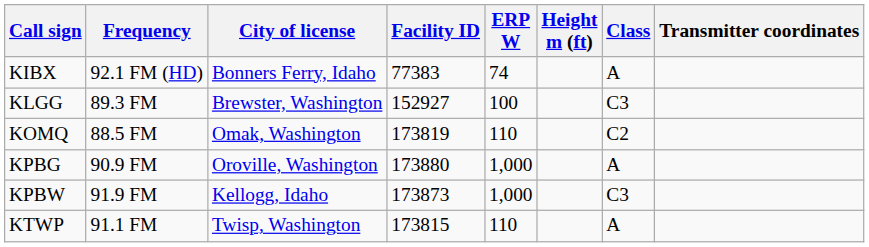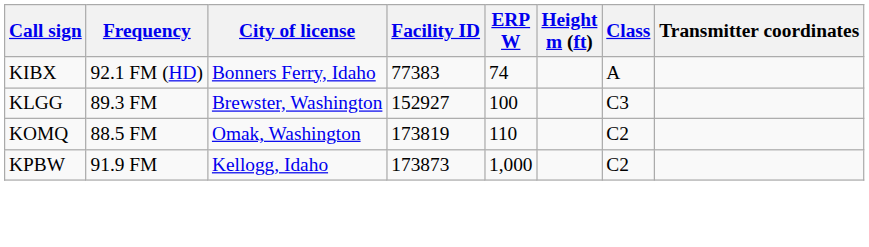- row: (35, 164)
(618, 195) C3 -> (618, 164) C2
- row: (36, 225)
